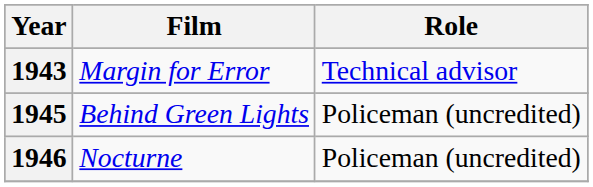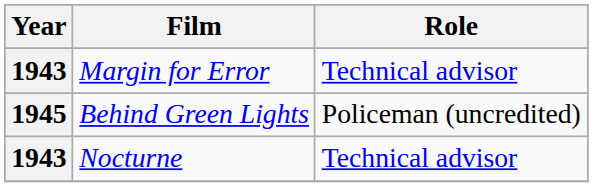(39, 158) 1946 -> (39, 158) 1943
(451, 158) Policeman (uncredited) -> (420, 158) Technical advisor
